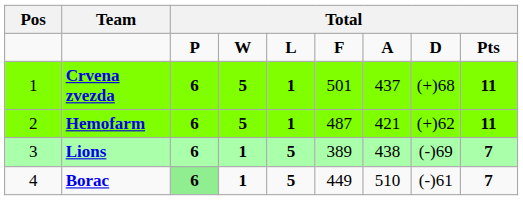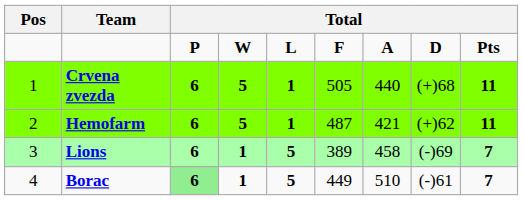(339, 85) 501 -> (339, 85) 505
(387, 85) 437 -> (387, 85) 440
(387, 151) 438 -> (387, 151) 458
